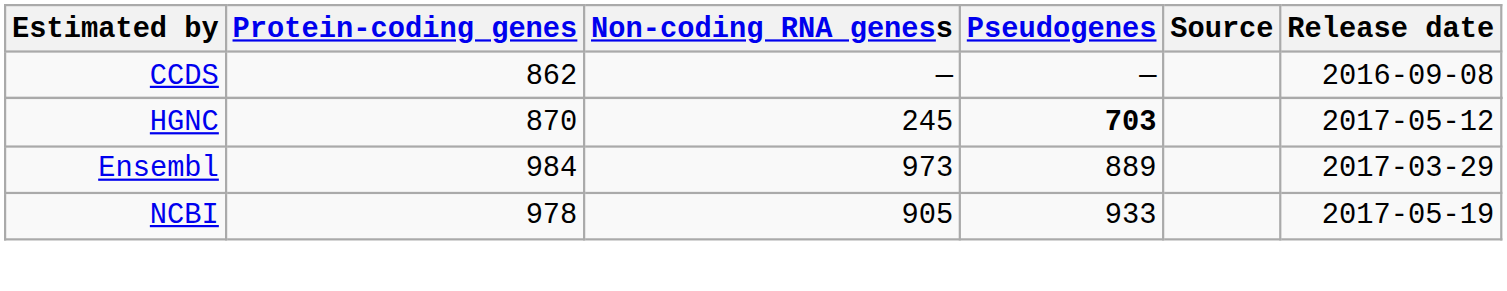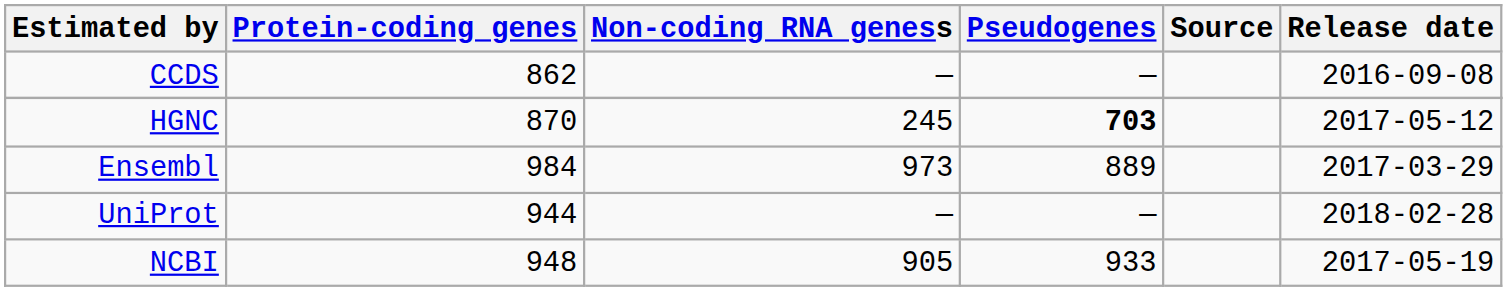+ row: (159, 216)
(551, 216) 978 -> (551, 263) 948
